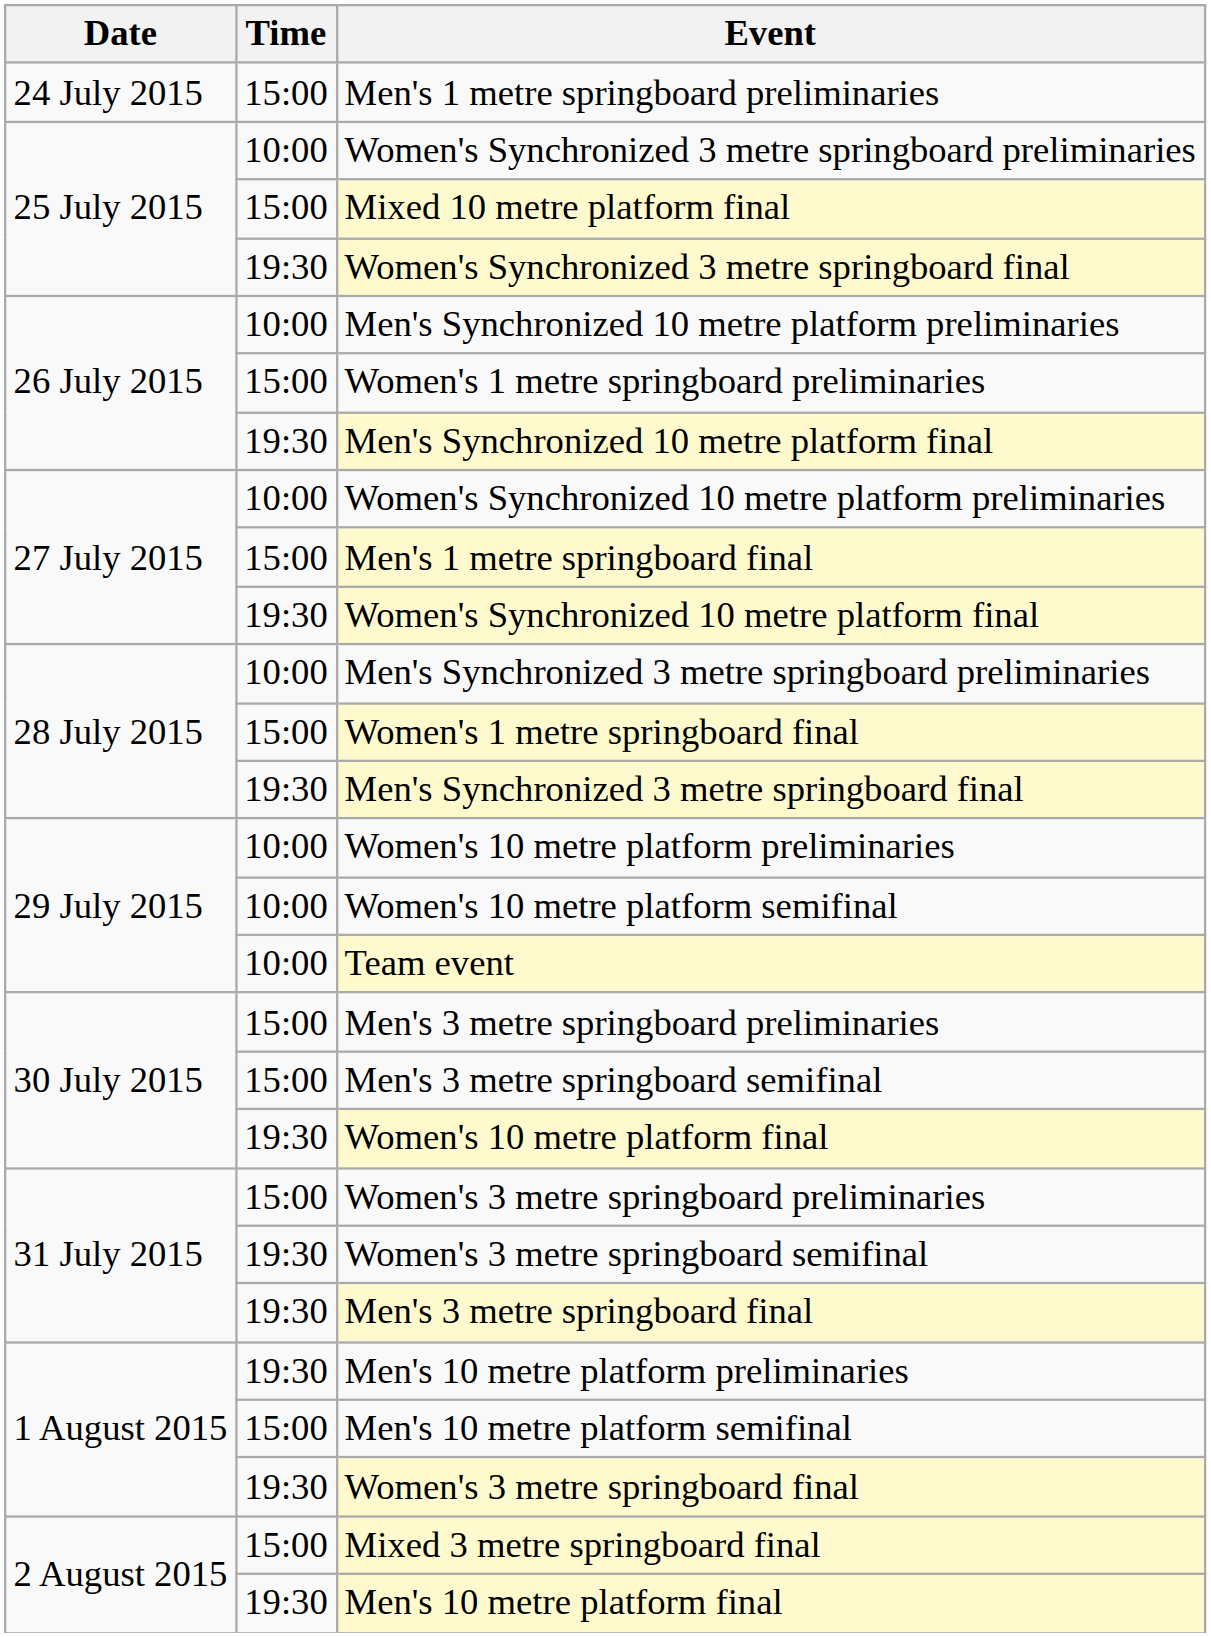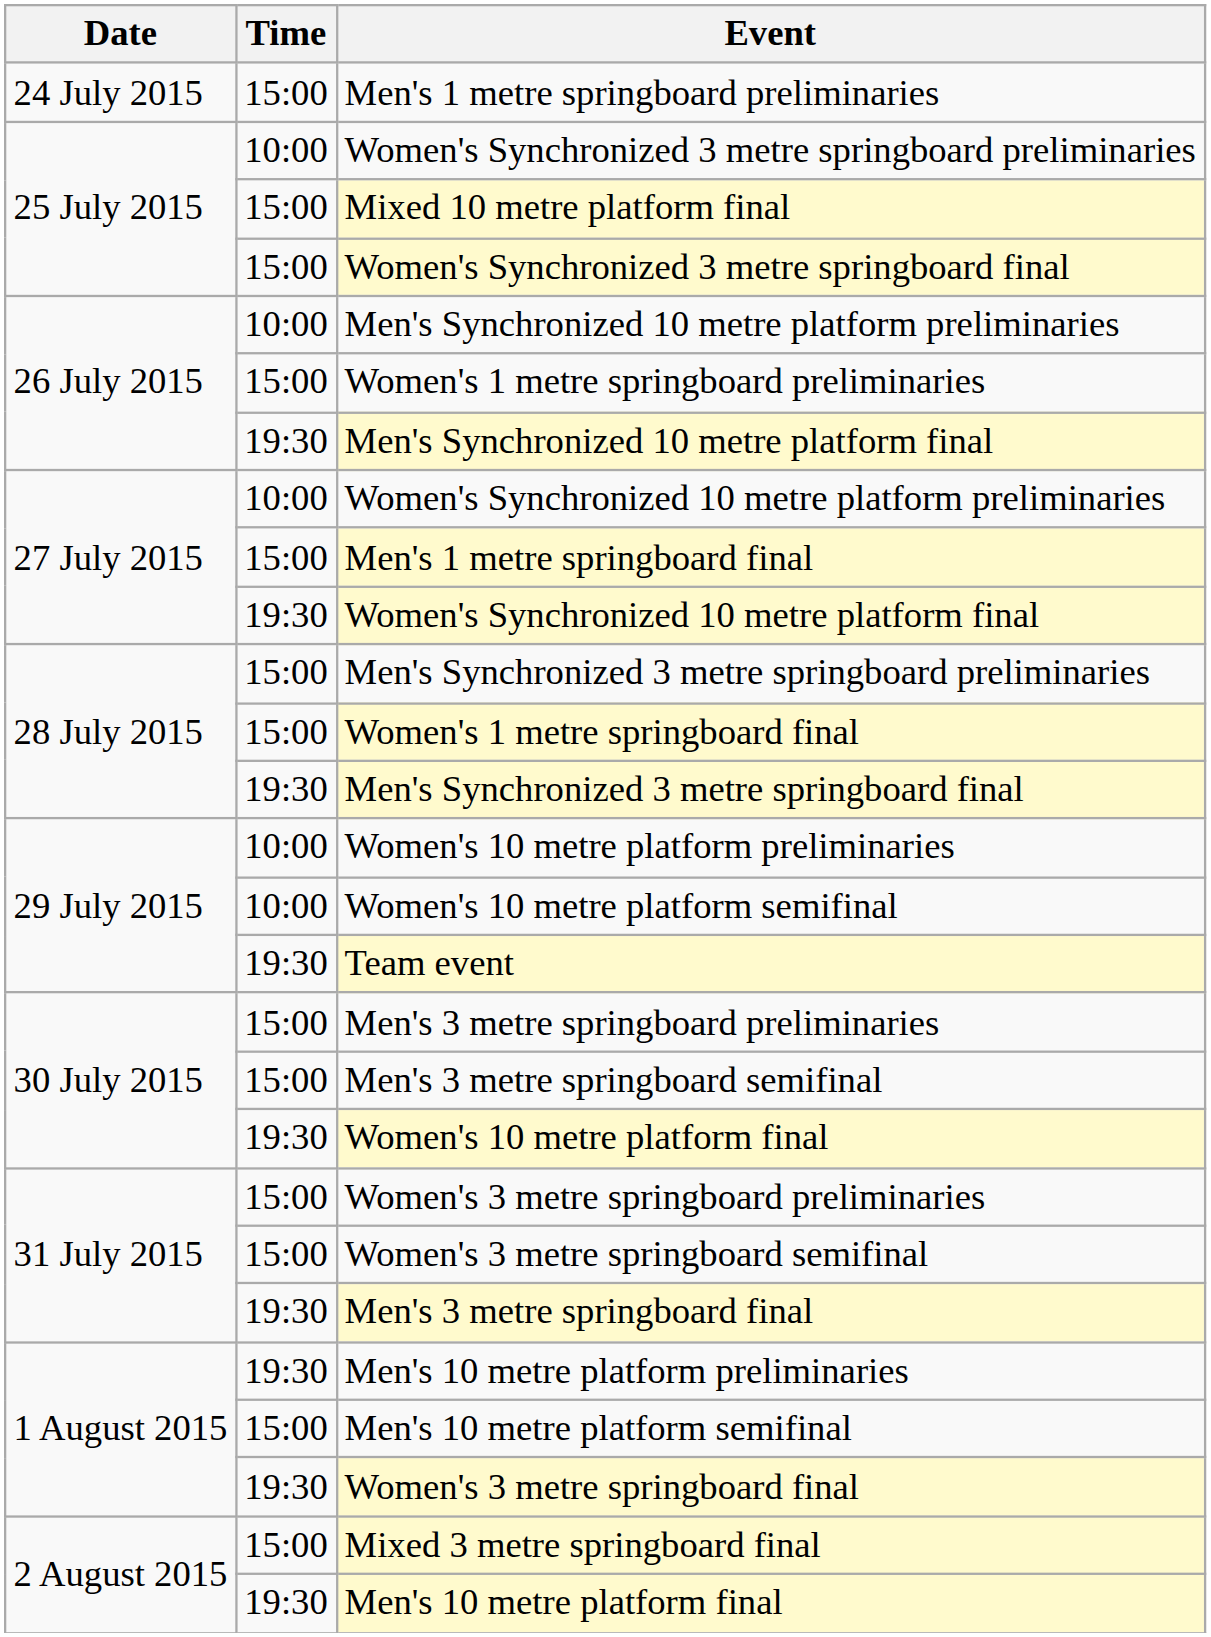(286, 265) 19:30 -> (286, 265) 15:00
(286, 672) 10:00 -> (286, 672) 15:00
(286, 963) 10:00 -> (286, 963) 19:30
(286, 1253) 19:30 -> (286, 1253) 15:00
